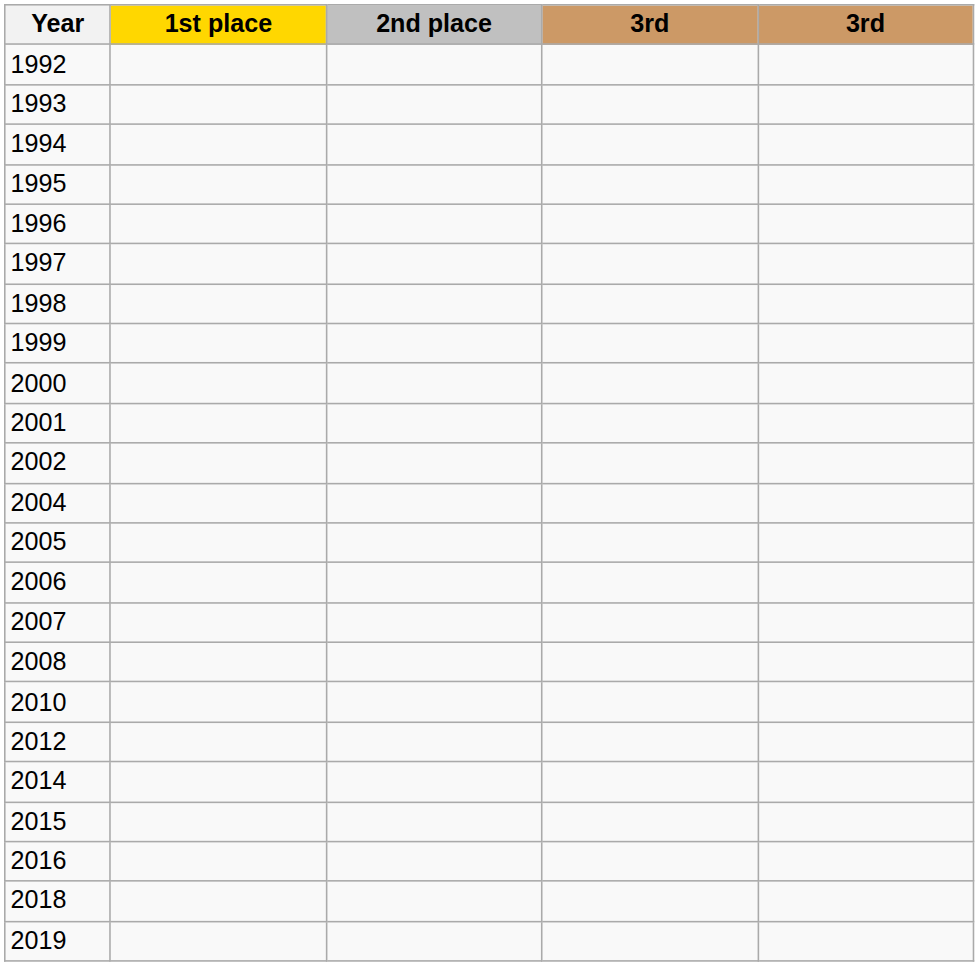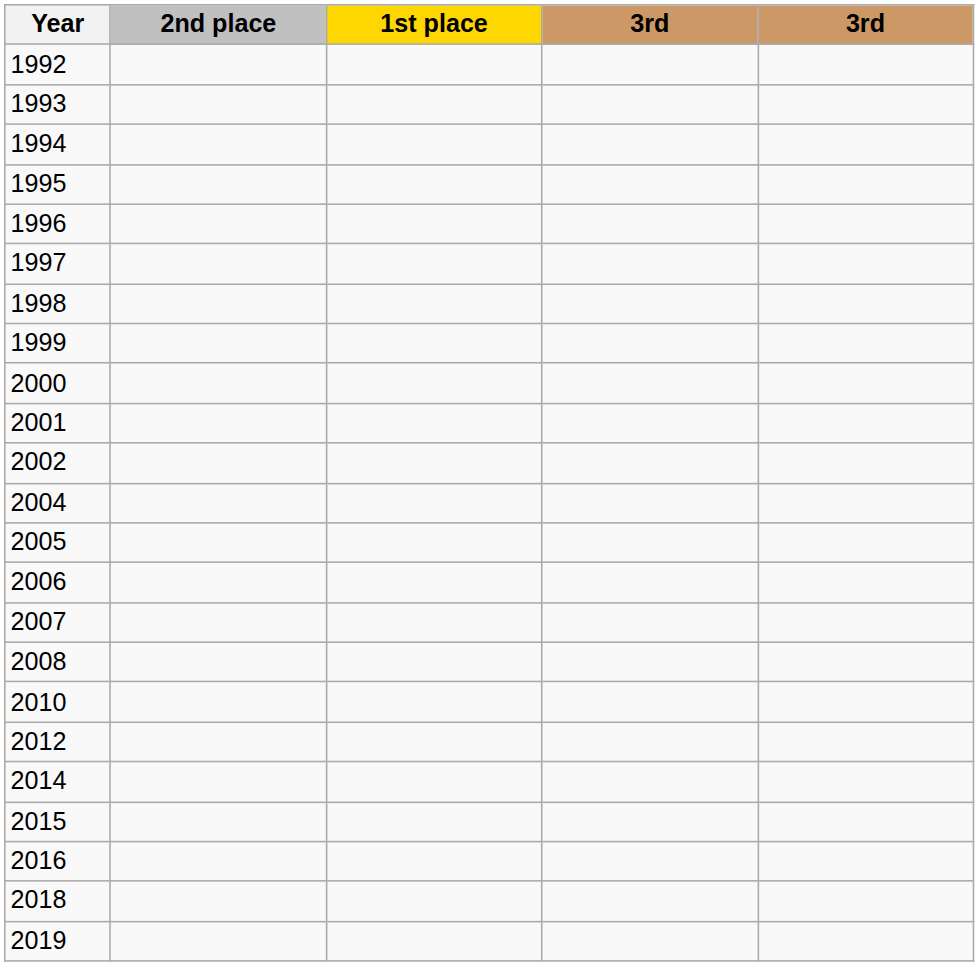columns swapped: (218, 24) <-> (434, 24)
